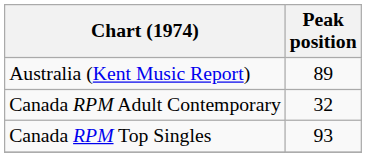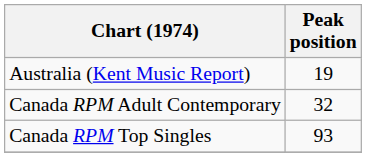(323, 73) 89 -> (323, 73) 19
